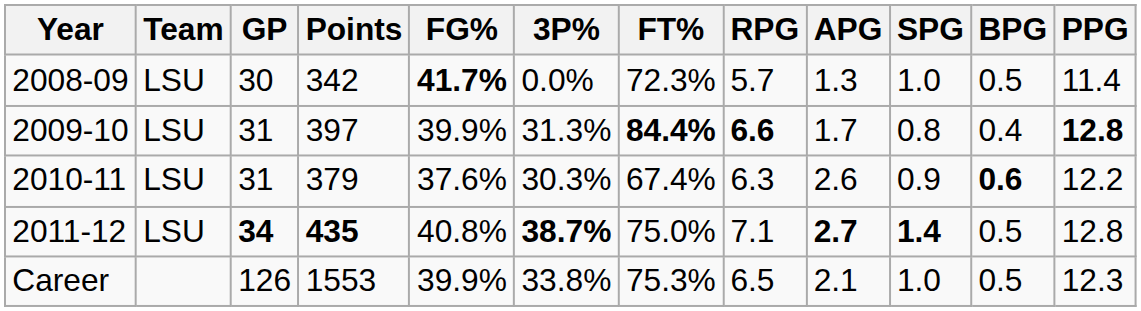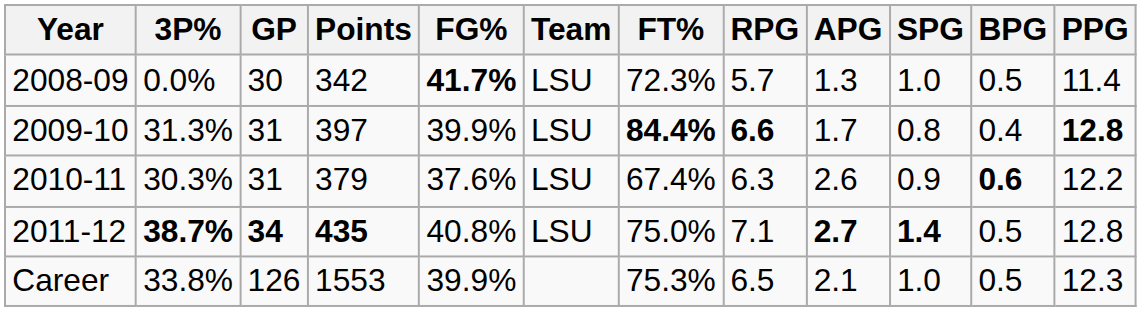columns swapped: (183, 29) <-> (566, 29)
